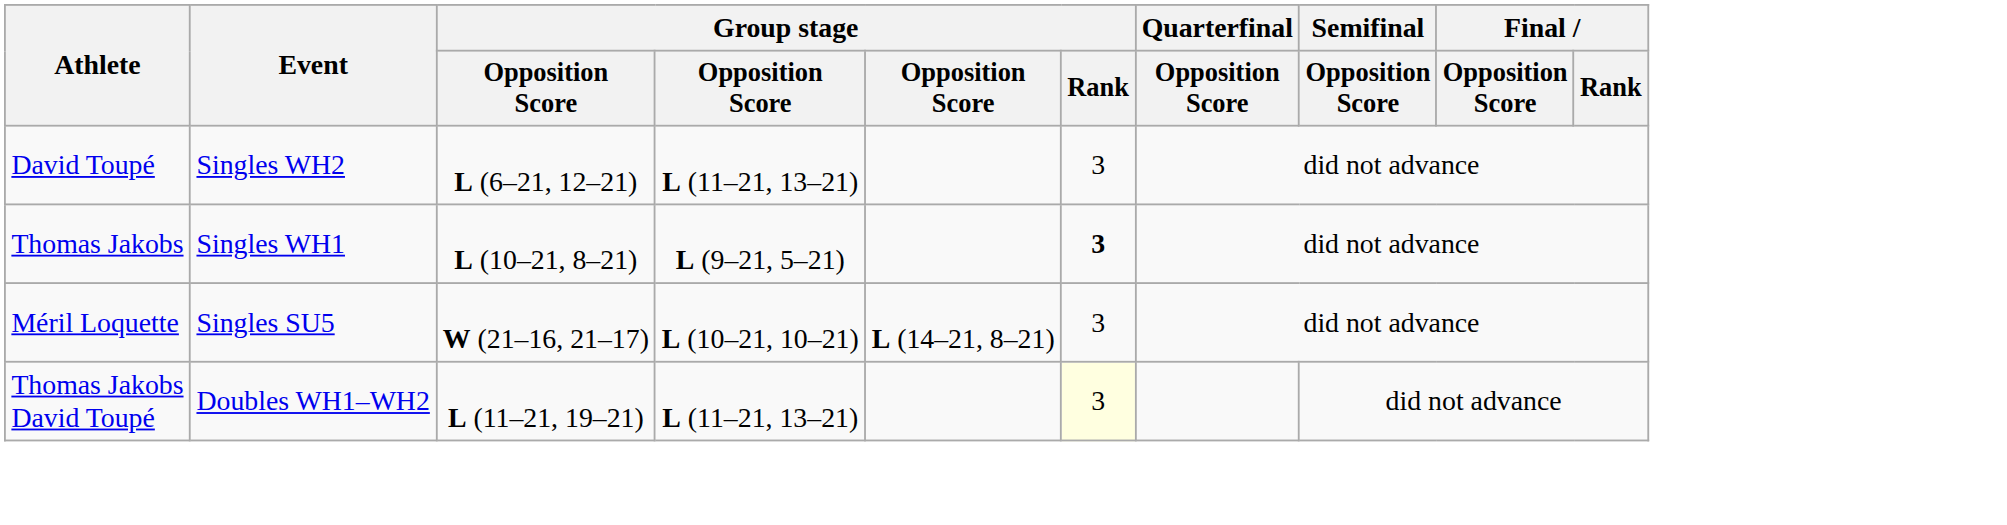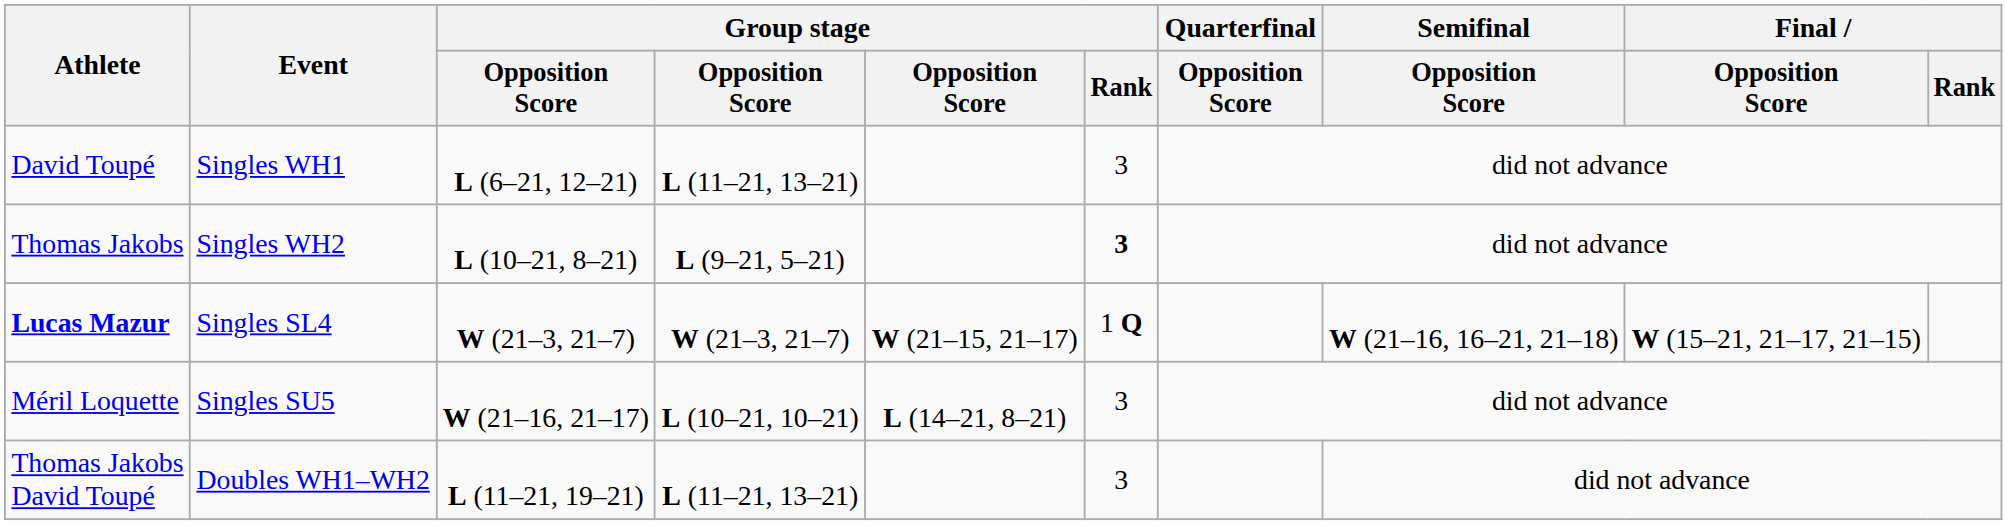(271, 164) Singles WH2 -> (271, 164) Singles WH1
(271, 243) Singles WH1 -> (271, 243) Singles WH2
+ row: (91, 322)
(1098, 400) lightyellow background -> (1121, 479) no background
